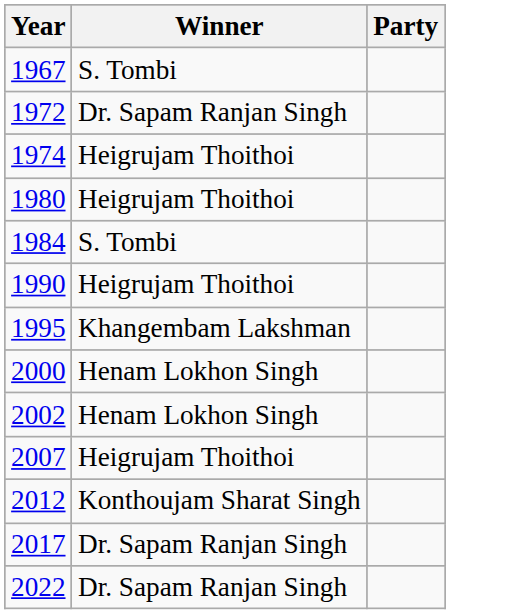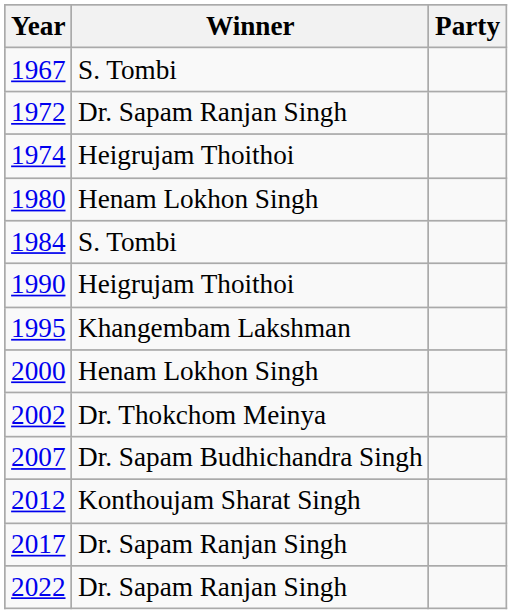(186, 198) Heigrujam Thoithoi -> (198, 198) Henam Lokhon Singh
(198, 414) Henam Lokhon Singh -> (202, 414) Dr. Thokchom Meinya
(186, 457) Heigrujam Thoithoi -> (250, 457) Dr. Sapam Budhichandra Singh
